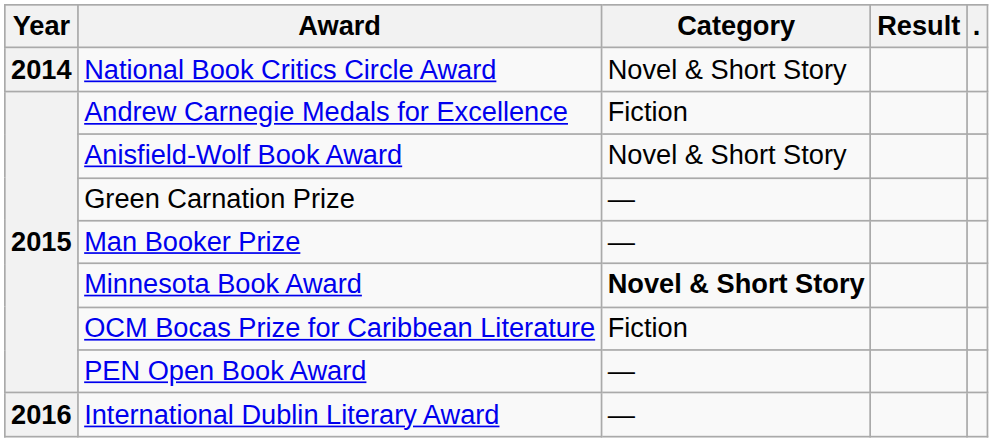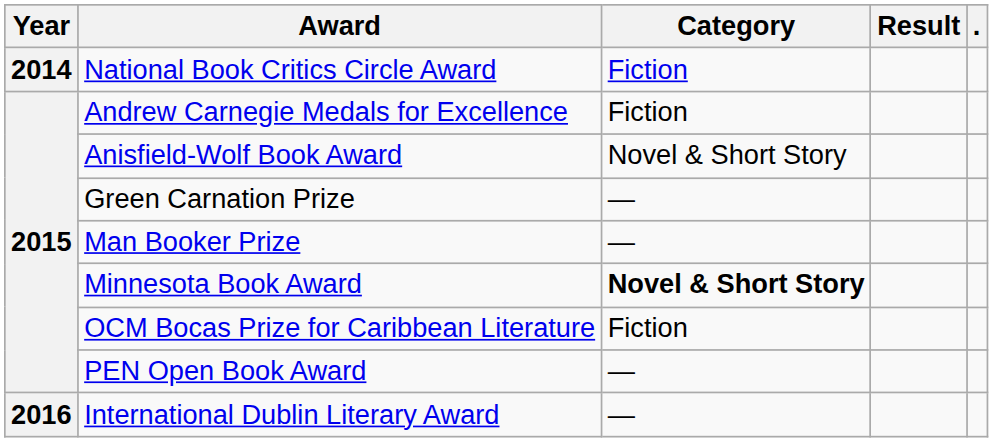(727, 69) Novel & Short Story -> (648, 69) Fiction
